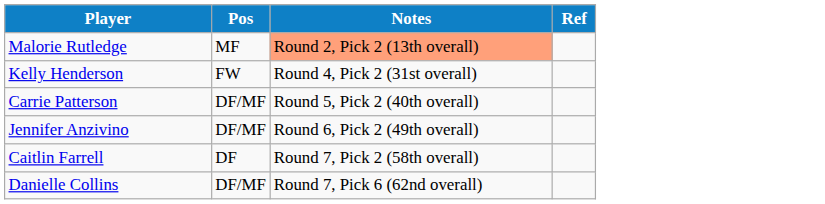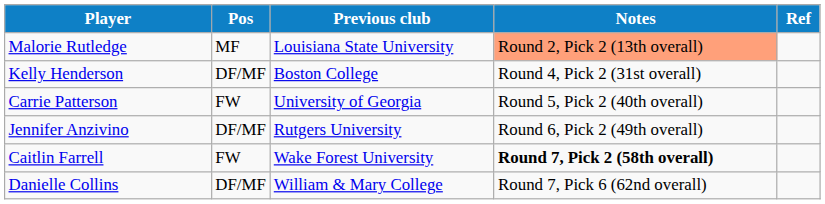+ column: (382, 18)
(228, 74) FW -> (241, 74) DF/MF
(241, 102) DF/MF -> (228, 102) FW
(226, 157) DF -> (228, 157) FW
(376, 157) normal -> (606, 157) bold
